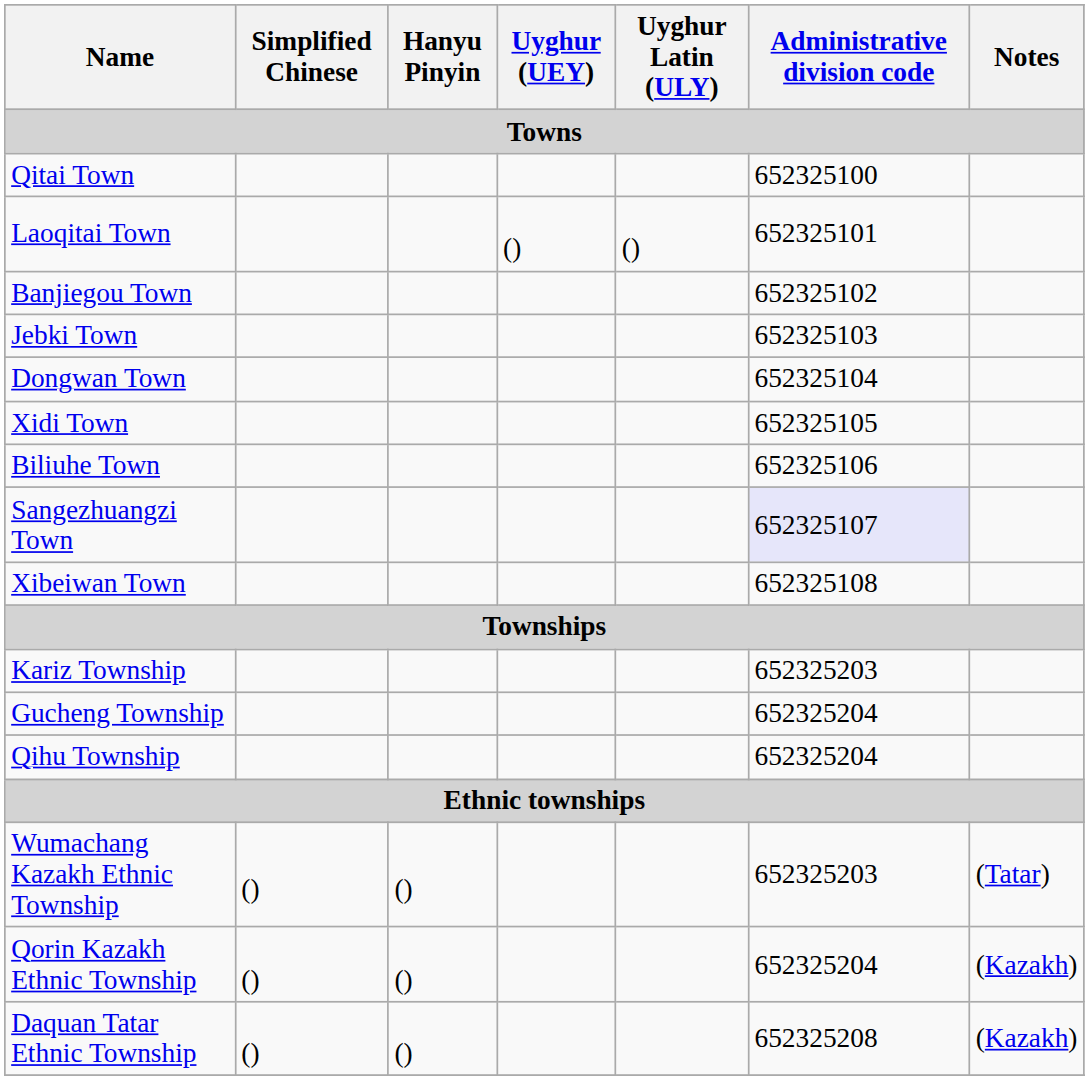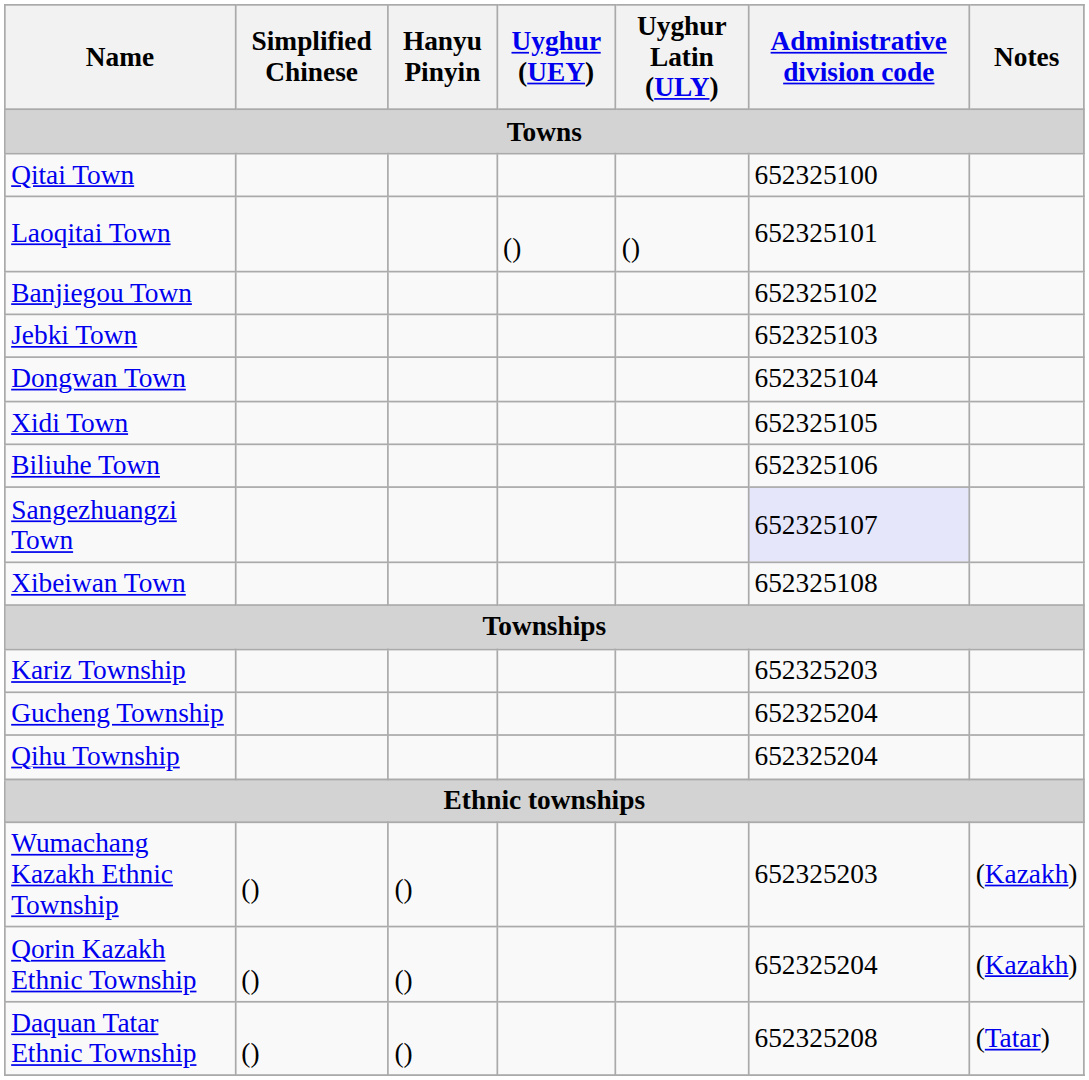(1013, 874) (Tatar) -> (1027, 874) (Kazakh)
(1027, 1038) (Kazakh) -> (1013, 1038) (Tatar)
